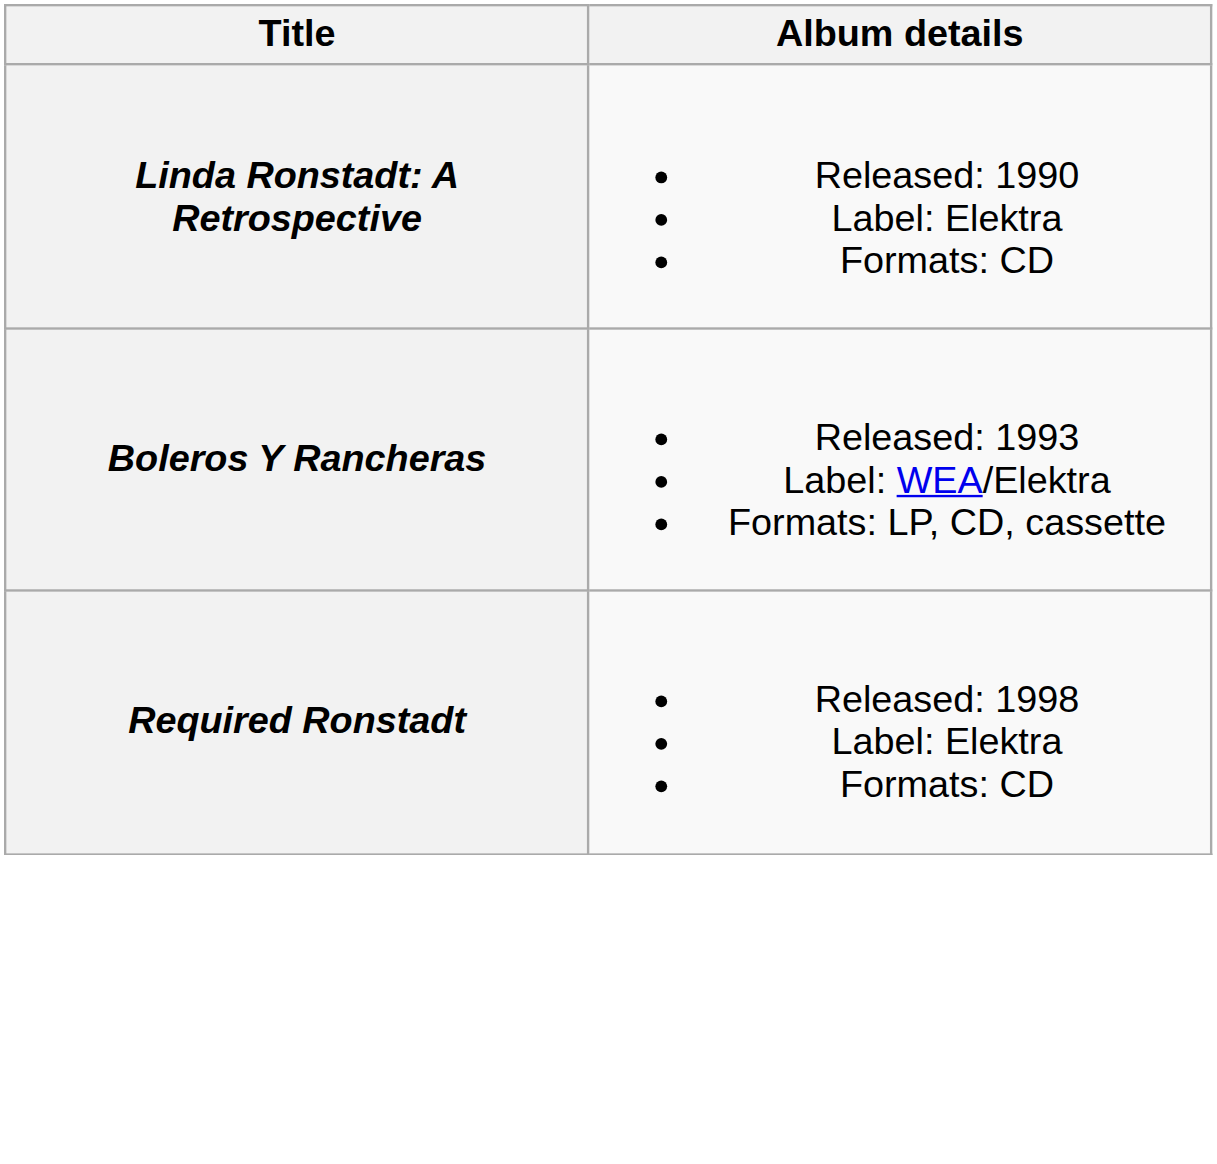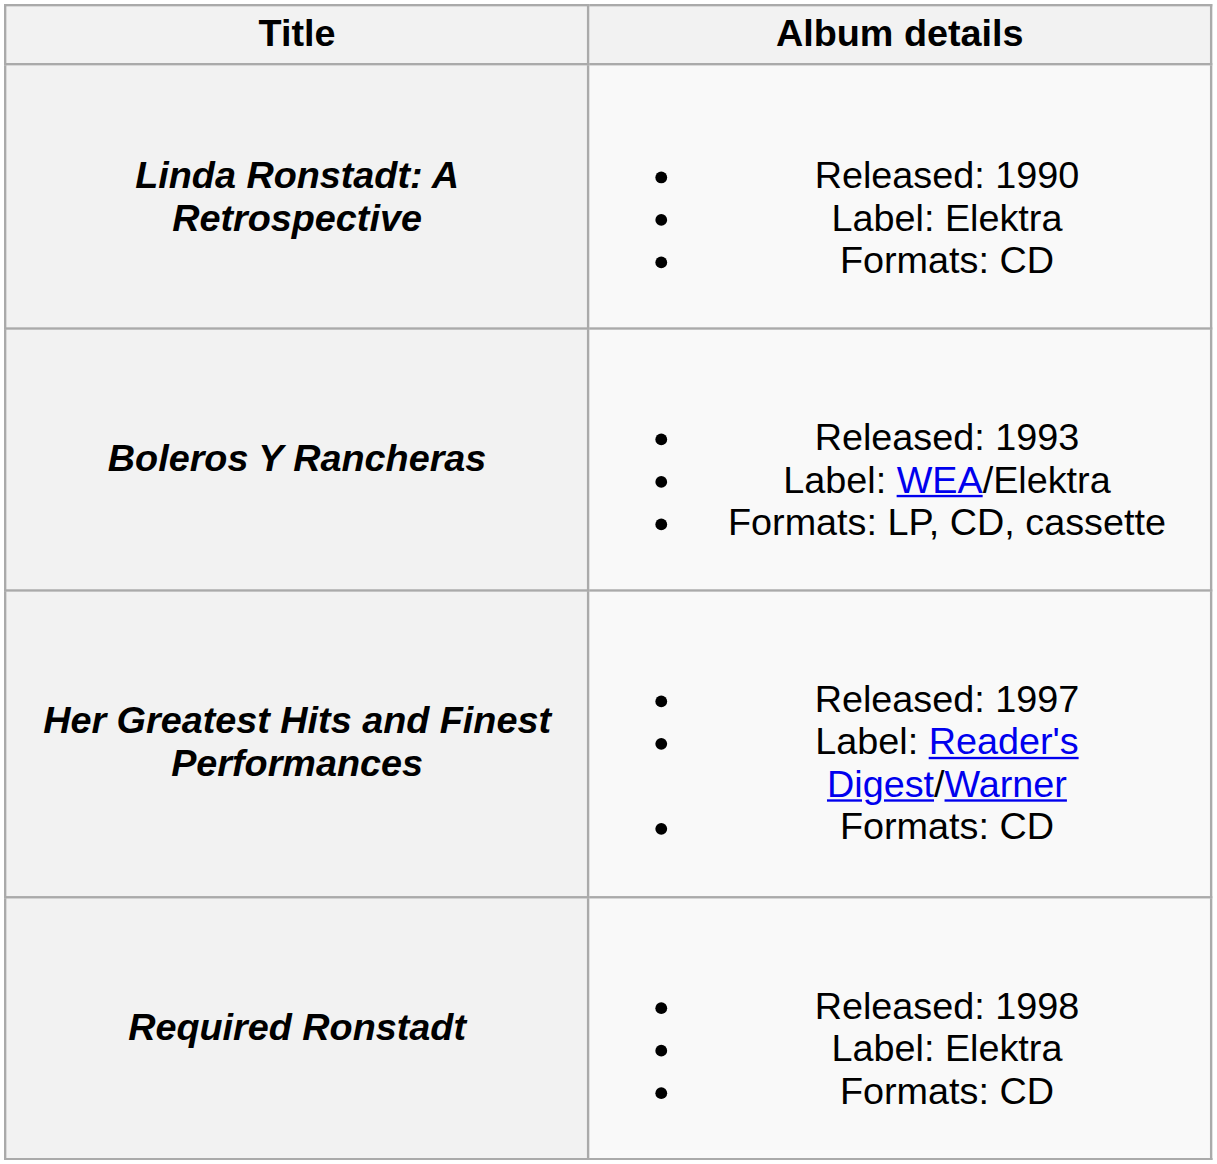+ row: (297, 742)
